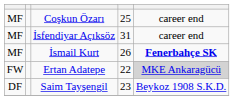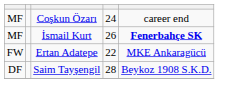(126, 18) 25 -> (111, 18) 24
- row: (74, 35)
(181, 69) lightgrey background -> (166, 52) no background
(126, 87) 23 -> (111, 69) 28
